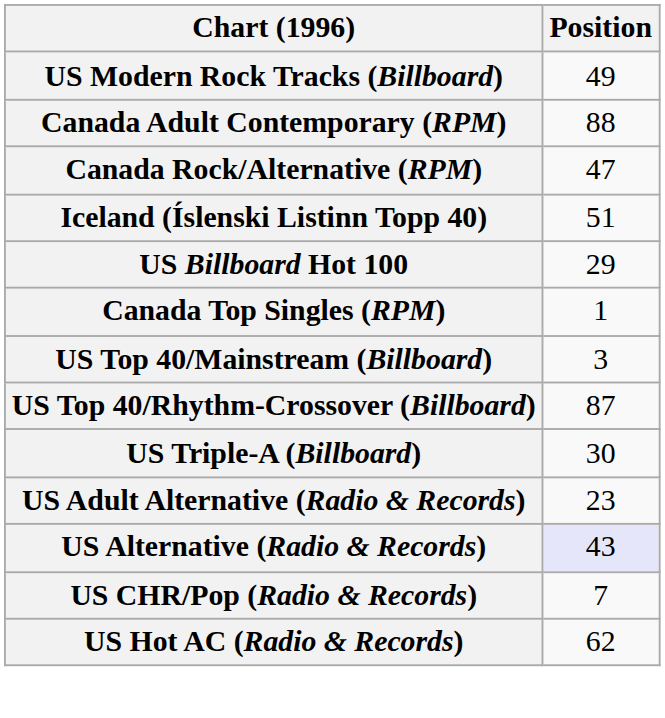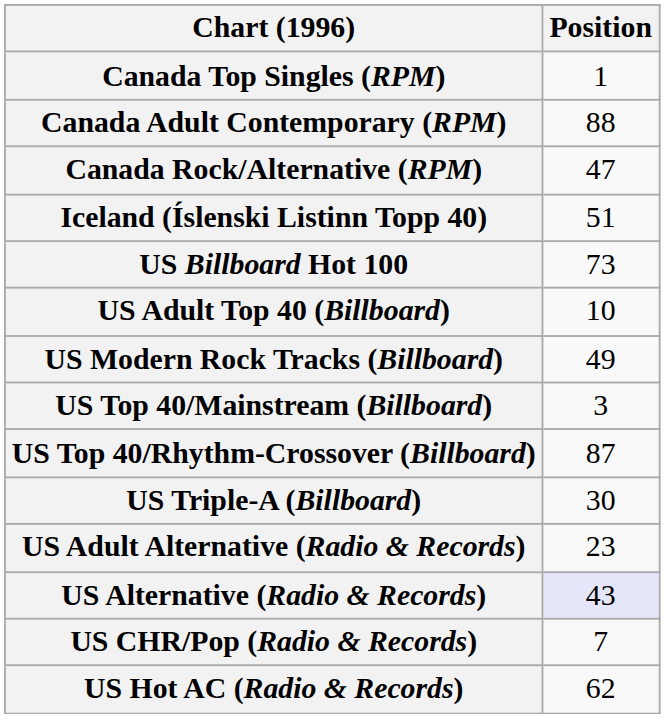rows swapped: (274, 311) <-> (274, 75)
(601, 264) 29 -> (601, 264) 73
+ row: (274, 311)
